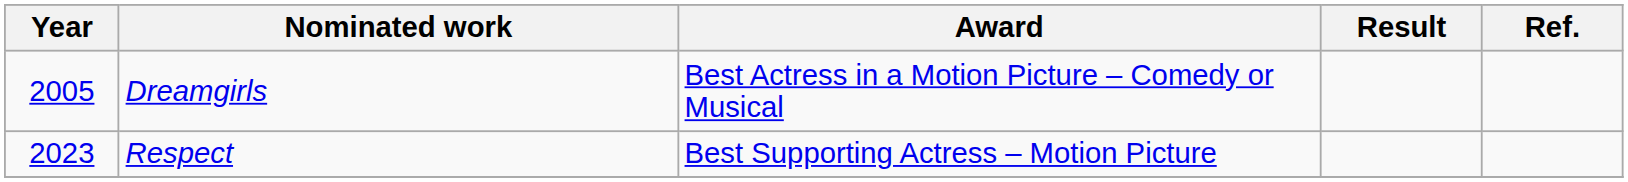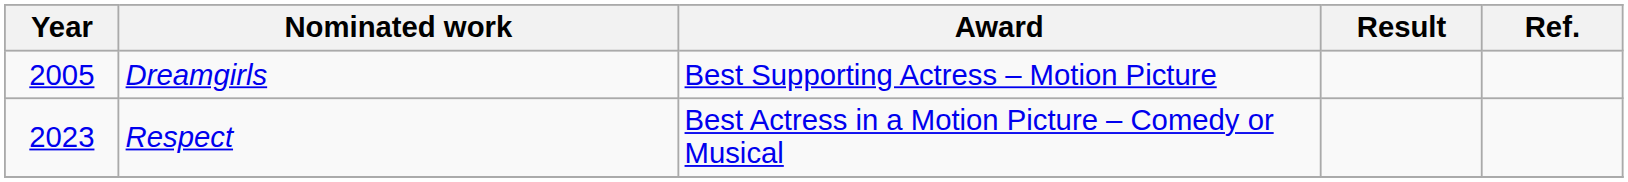(979, 90) Best Actress in a Motion Picture – Comedy or Musical -> (951, 74) Best Supporting Actress – Motion Picture
(951, 153) Best Supporting Actress – Motion Picture -> (979, 137) Best Actress in a Motion Picture – Comedy or Musical
